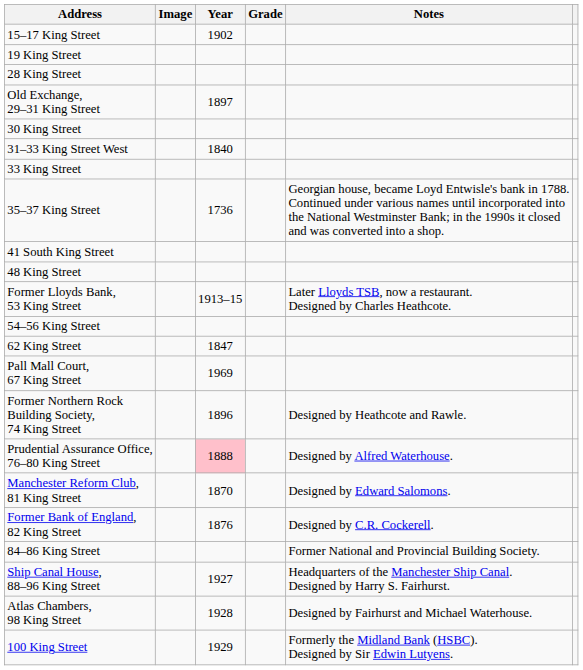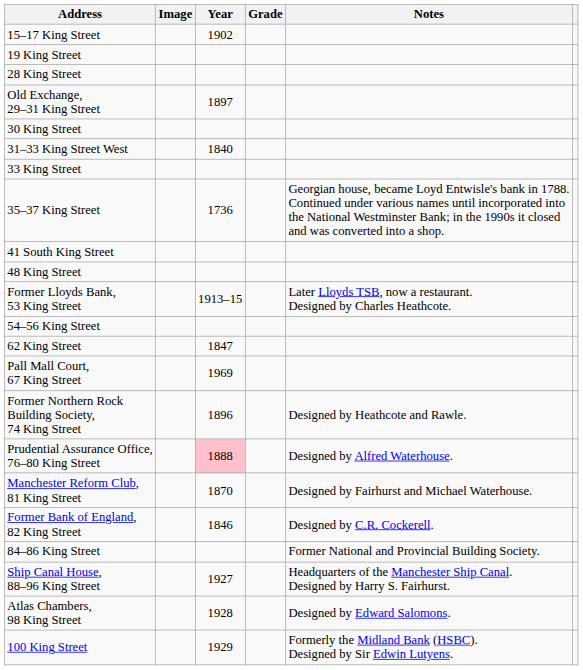(369, 490) Designed by Edward Salomons. -> (410, 490) Designed by Fairhurst and Michael Waterhouse.
(220, 524) 1876 -> (220, 524) 1846
(410, 613) Designed by Fairhurst and Michael Waterhouse. -> (369, 613) Designed by Edward Salomons.
